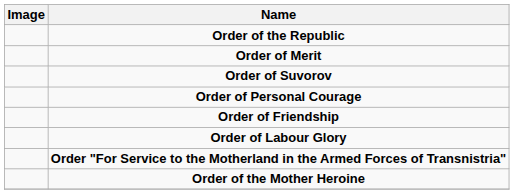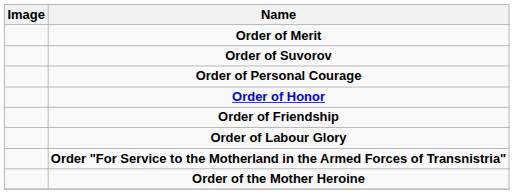- row: (279, 35)
+ row: (279, 96)
